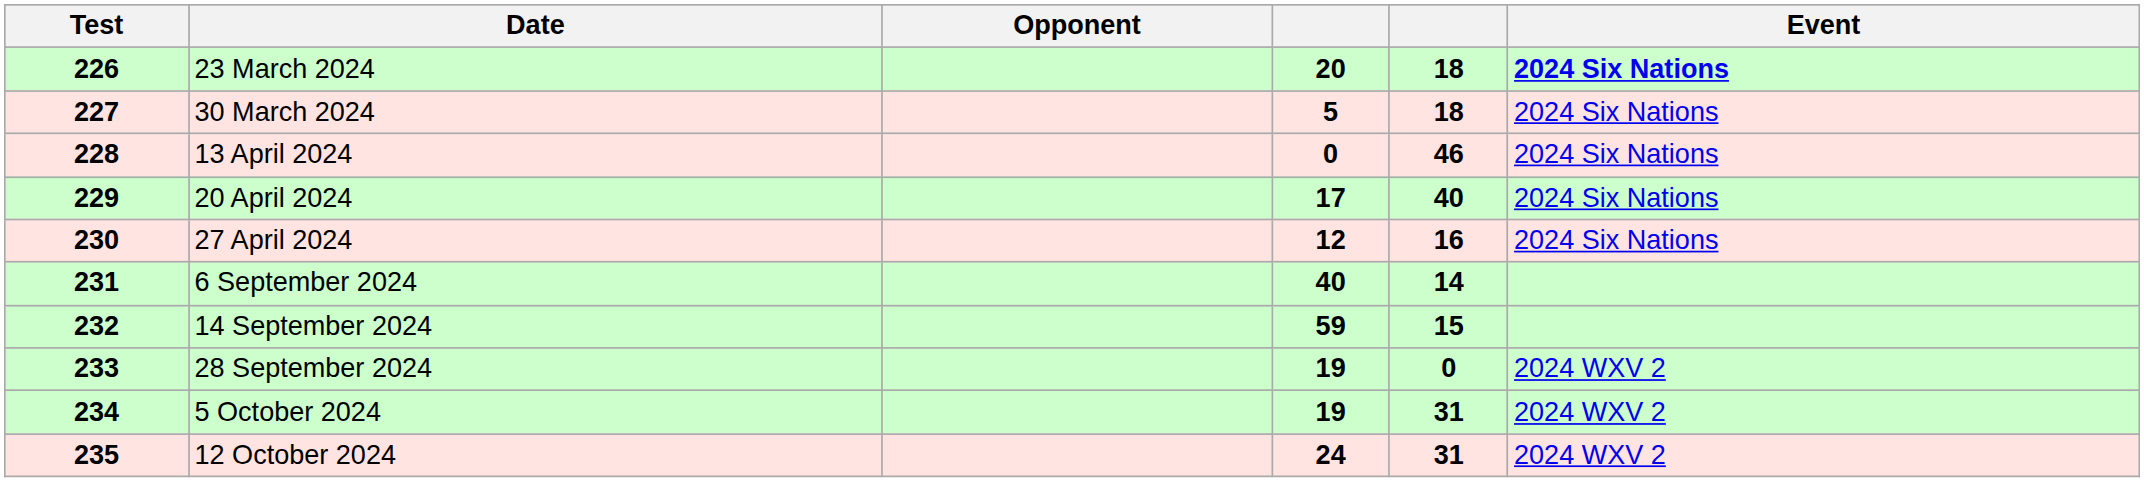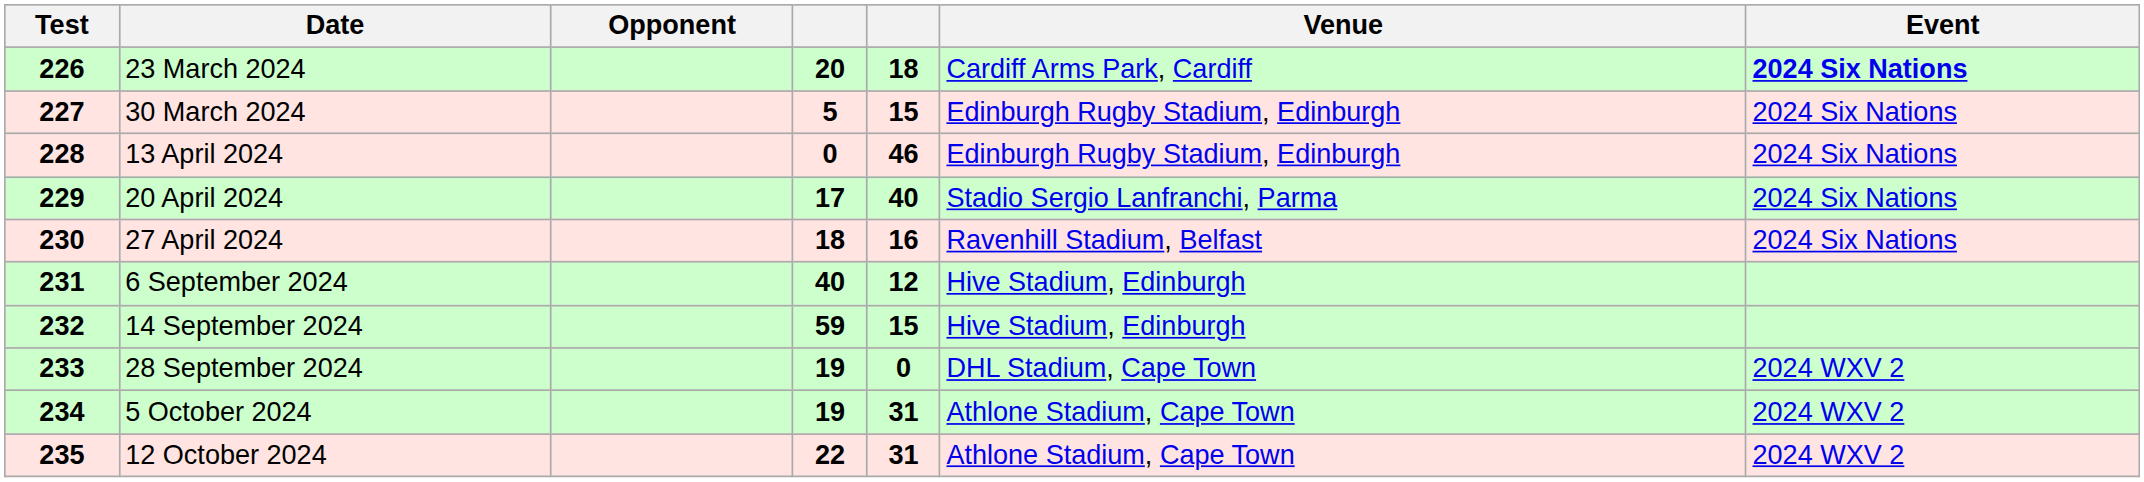+ column: (1343, 25)
(1449, 111) 18 -> (903, 111) 15
(1331, 240) 12 -> (830, 240) 18
(1449, 283) 14 -> (903, 283) 12
(1331, 454) 24 -> (830, 454) 22
